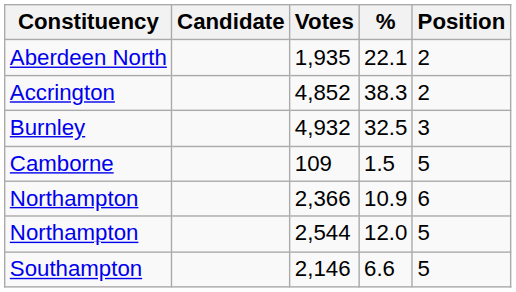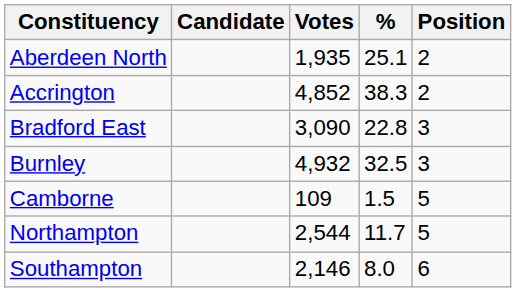(386, 57) 22.1 -> (386, 57) 25.1
+ row: (323, 127)
- row: (323, 198)
(386, 233) 12.0 -> (385, 233) 11.7
(379, 269) 6.6 -> (379, 269) 8.0
(424, 269) 5 -> (424, 269) 6
